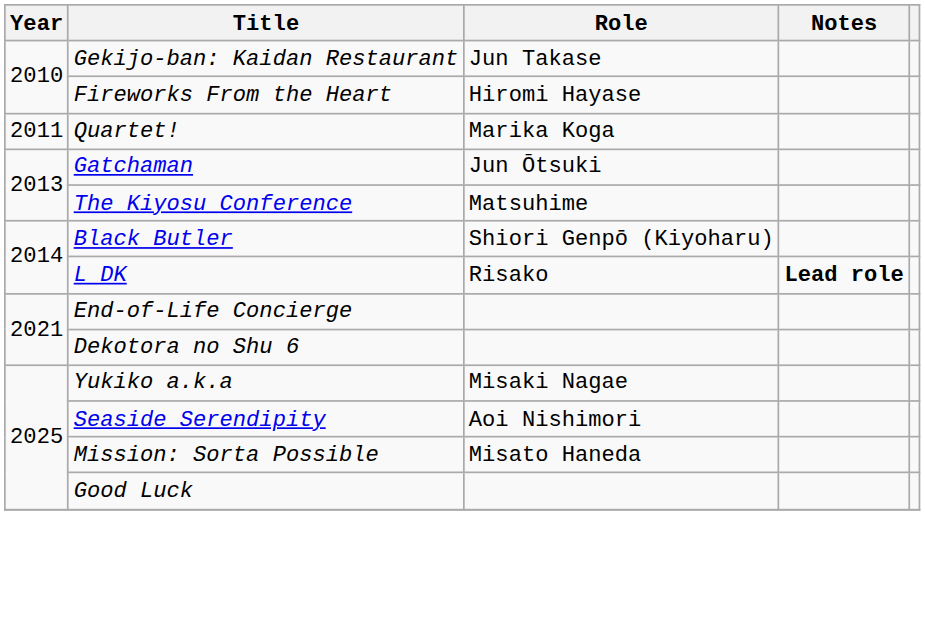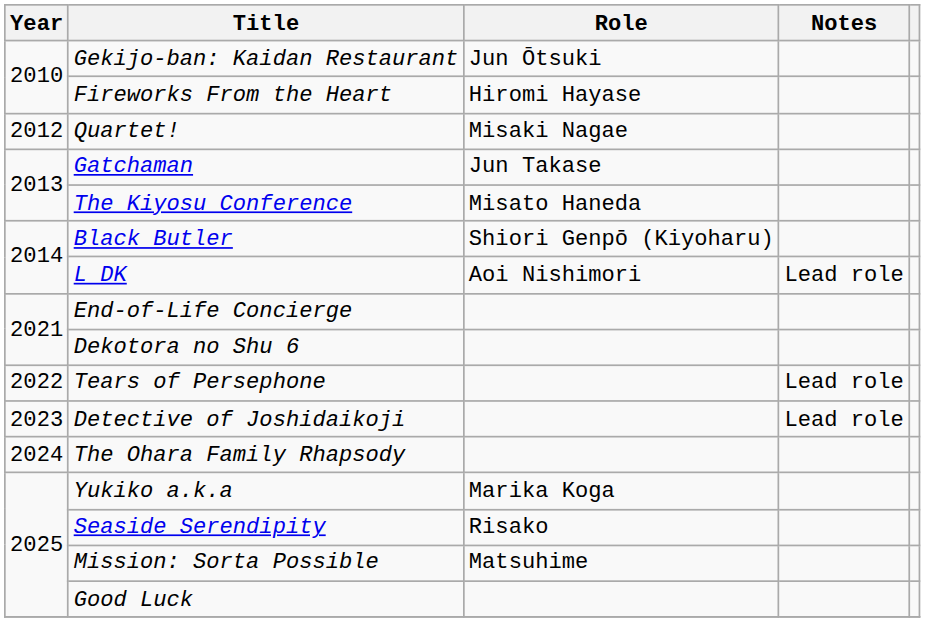(535, 59) Jun Takase -> (535, 59) Jun Ōtsuki
(37, 131) 2011 -> (37, 131) 2012
(542, 131) Marika Koga -> (548, 131) Misaki Nagae
(535, 167) Jun Ōtsuki -> (535, 167) Jun Takase
(529, 203) Matsuhime -> (555, 203) Misato Haneda
(509, 275) Risako -> (555, 275) Aoi Nishimori
(844, 275) bold -> (844, 275) normal
+ row: (200, 383)
+ row: (239, 419)
+ row: (239, 455)
(548, 383) Misaki Nagae -> (542, 491) Marika Koga
(555, 419) Aoi Nishimori -> (509, 527) Risako
(555, 455) Misato Haneda -> (529, 563) Matsuhime
